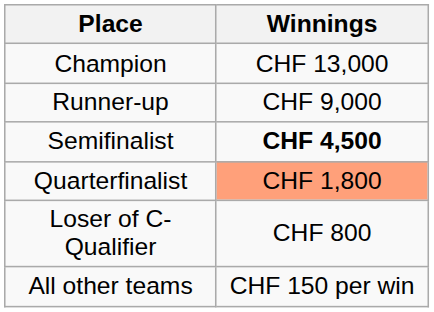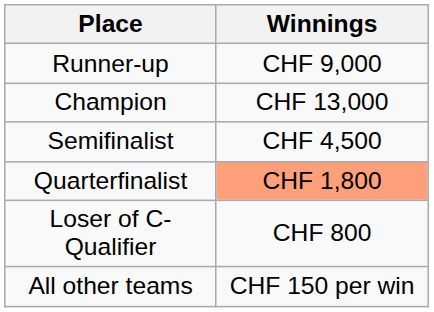rows swapped: (111, 63) <-> (111, 102)
(322, 141) bold -> (322, 141) normal
